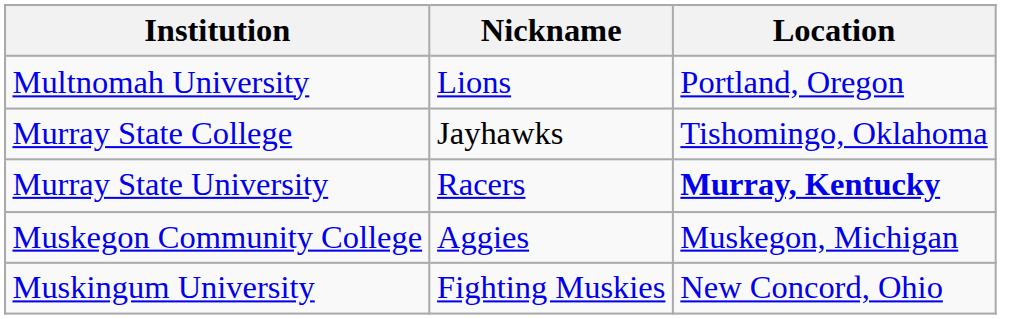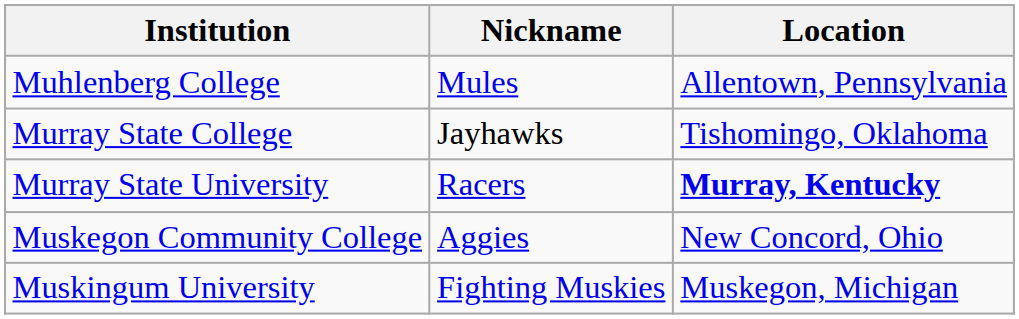+ row: (146, 81)
- row: (161, 81)
(819, 236) Muskegon, Michigan -> (812, 236) New Concord, Ohio
(812, 287) New Concord, Ohio -> (819, 287) Muskegon, Michigan
